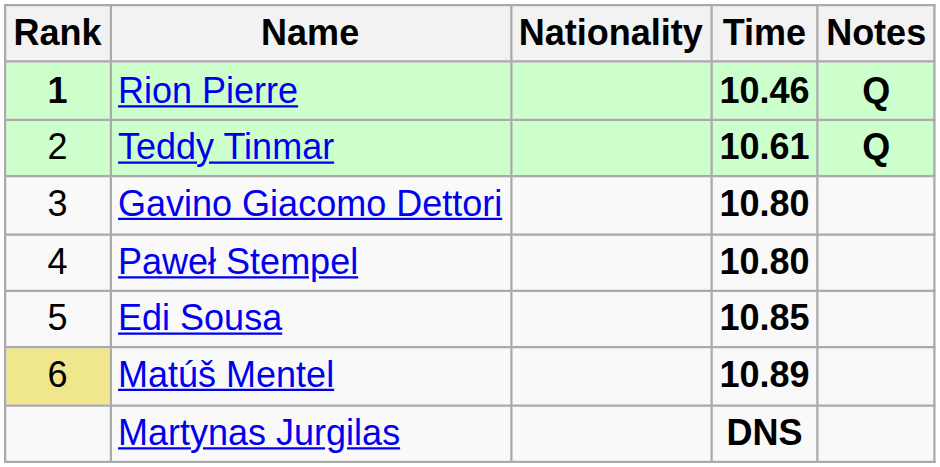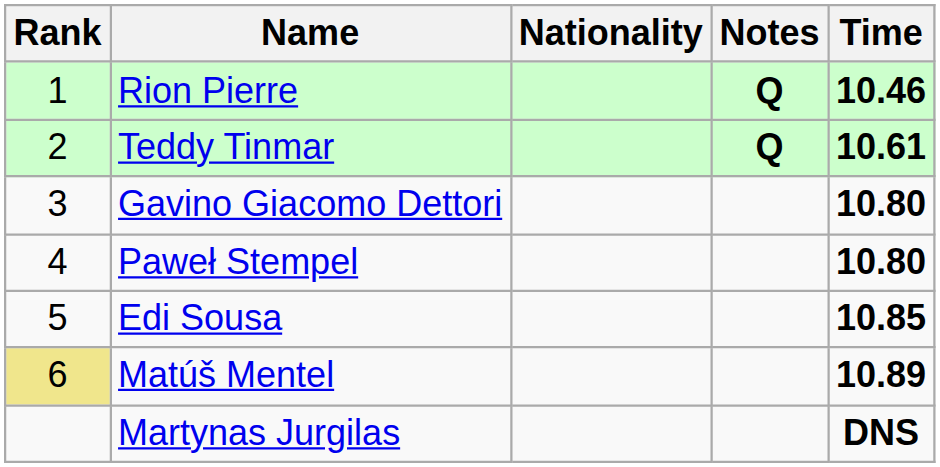columns swapped: (764, 33) <-> (876, 33)
(57, 90) bold -> (57, 90) normal
